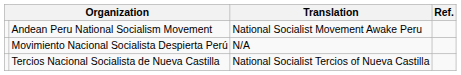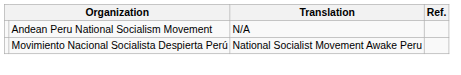(327, 29) National Socialist Movement Awake Peru -> (241, 29) N/A
(241, 45) N/A -> (327, 45) National Socialist Movement Awake Peru
- row: (116, 62)
